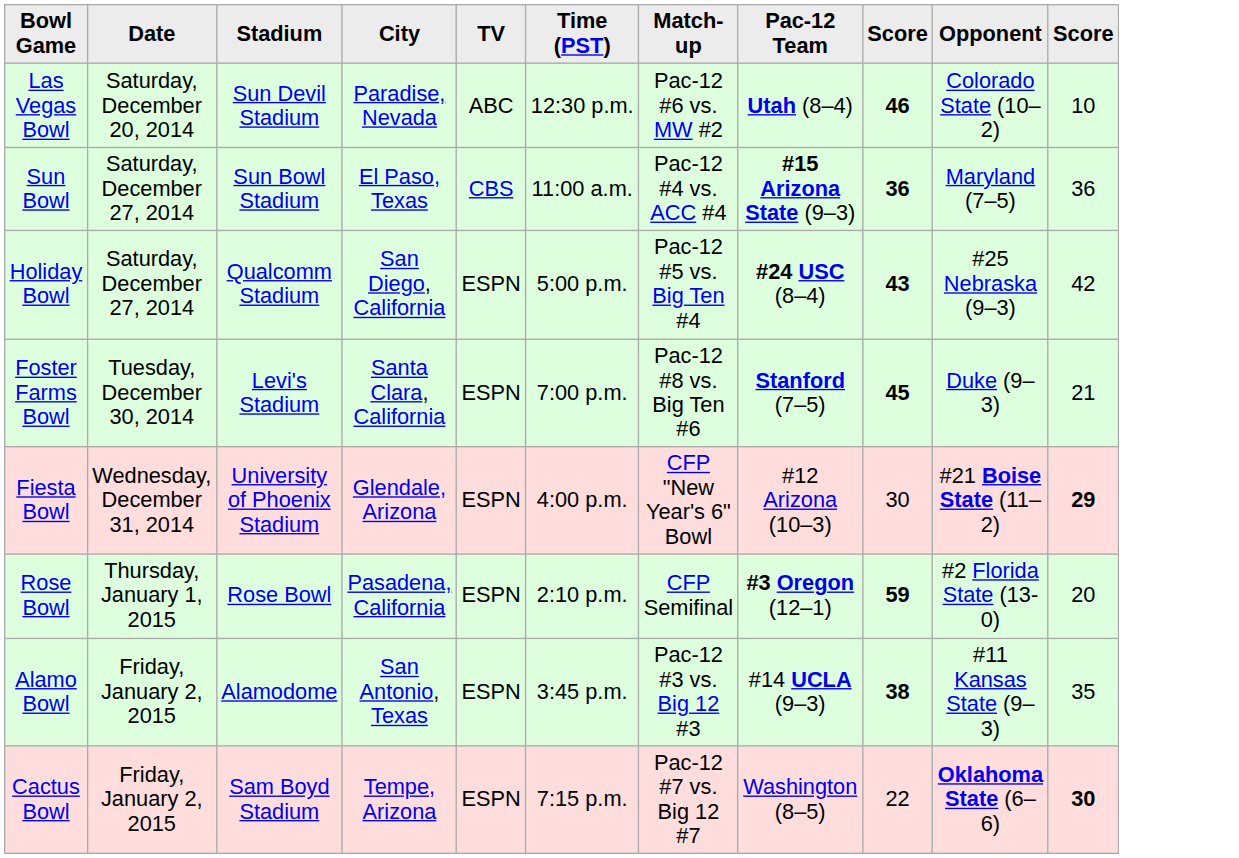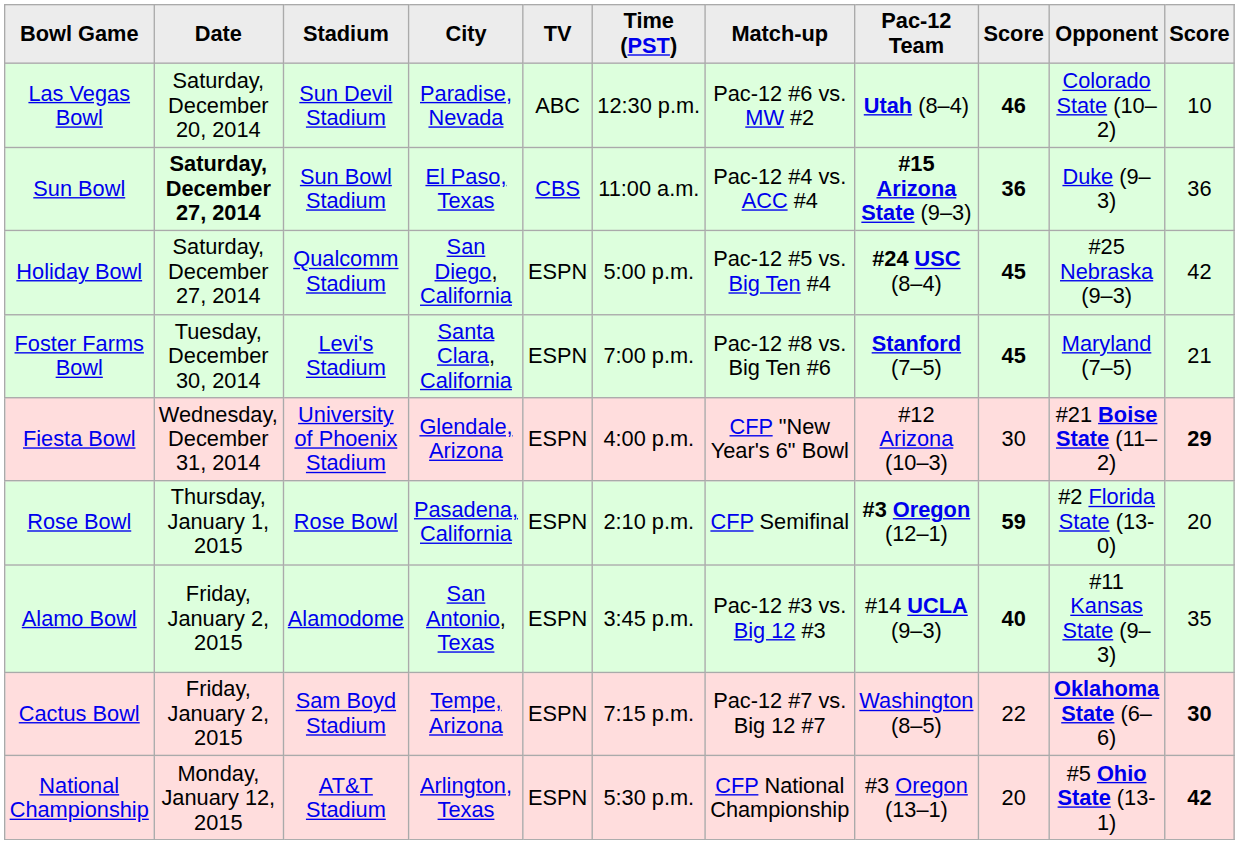(152, 188) normal -> (218, 188) bold
(990, 188) Maryland (7–5) -> (1107, 188) Duke (9–3)
(898, 284) 43 -> (1014, 272) 45
(990, 392) Duke (9–3) -> (1107, 355) Maryland (7–5)
(898, 691) 38 -> (1014, 618) 40
+ row: (79, 797)
